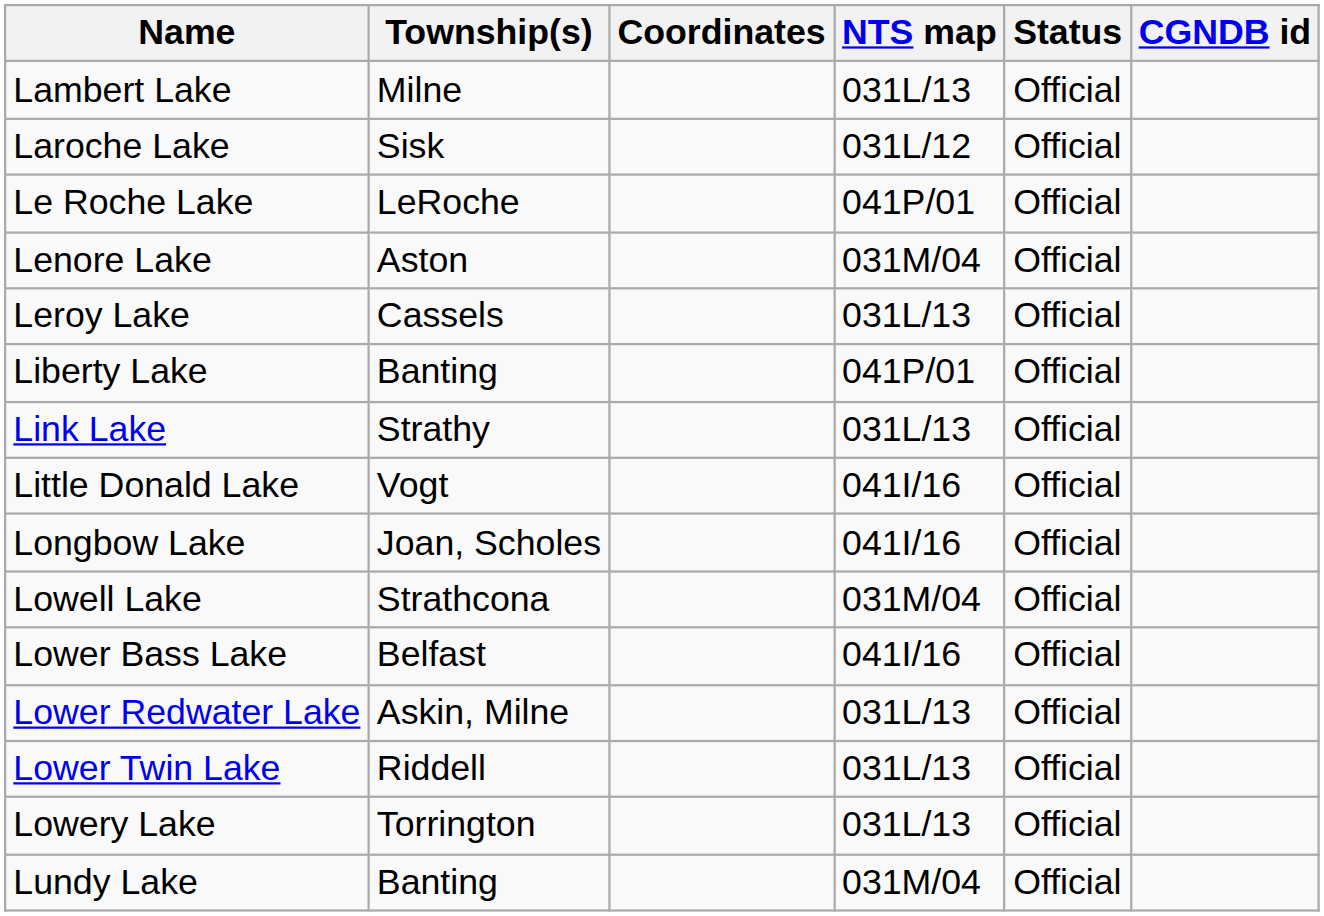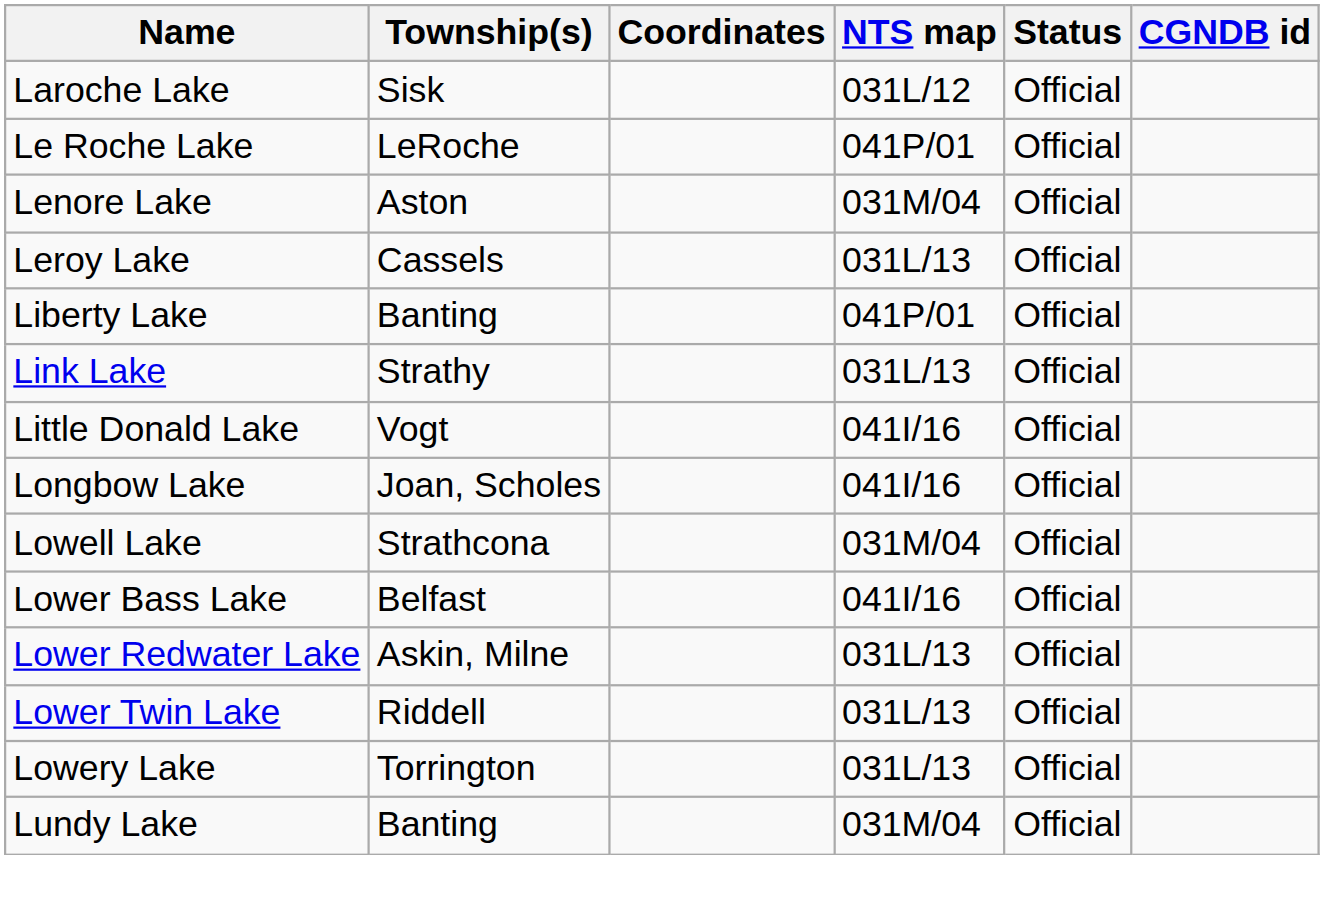- row: (122, 89)
